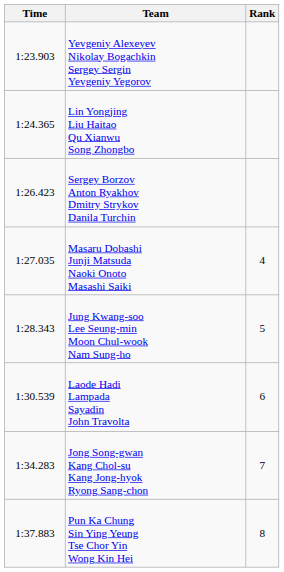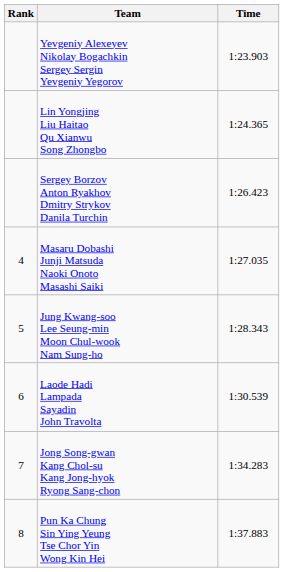columns swapped: (262, 13) <-> (35, 13)
